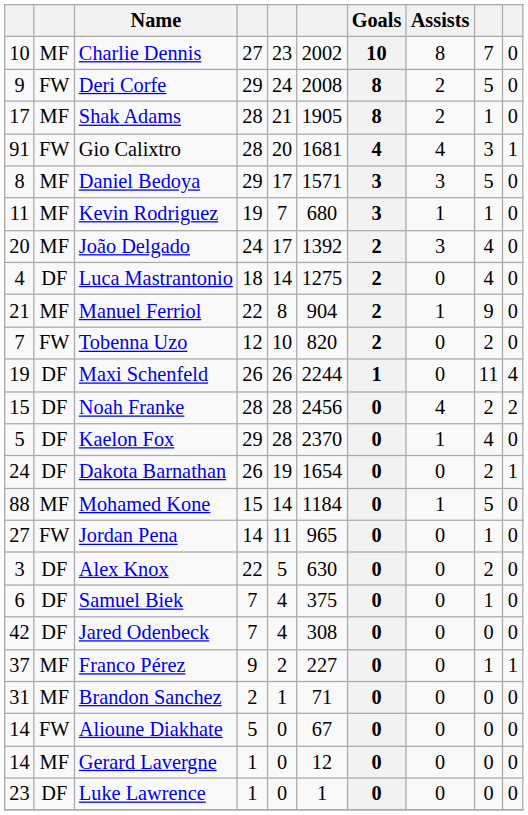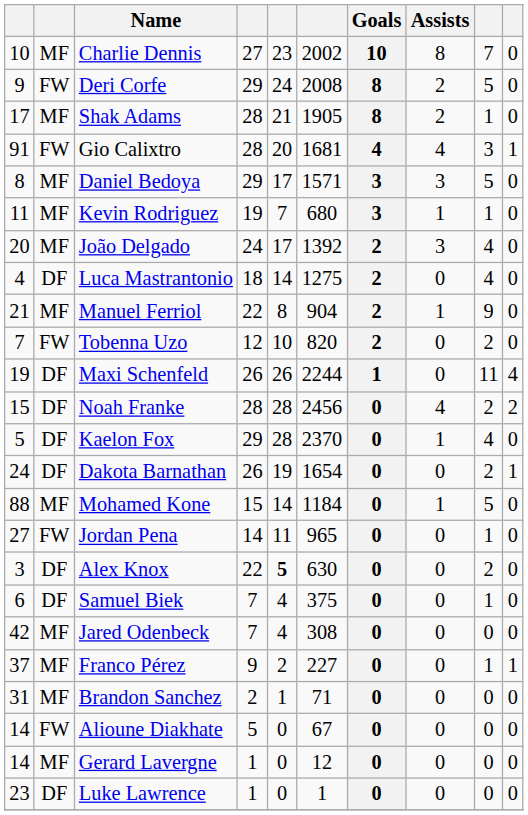(282, 568) normal -> (282, 568) bold
(54, 632) DF -> (54, 632) MF
